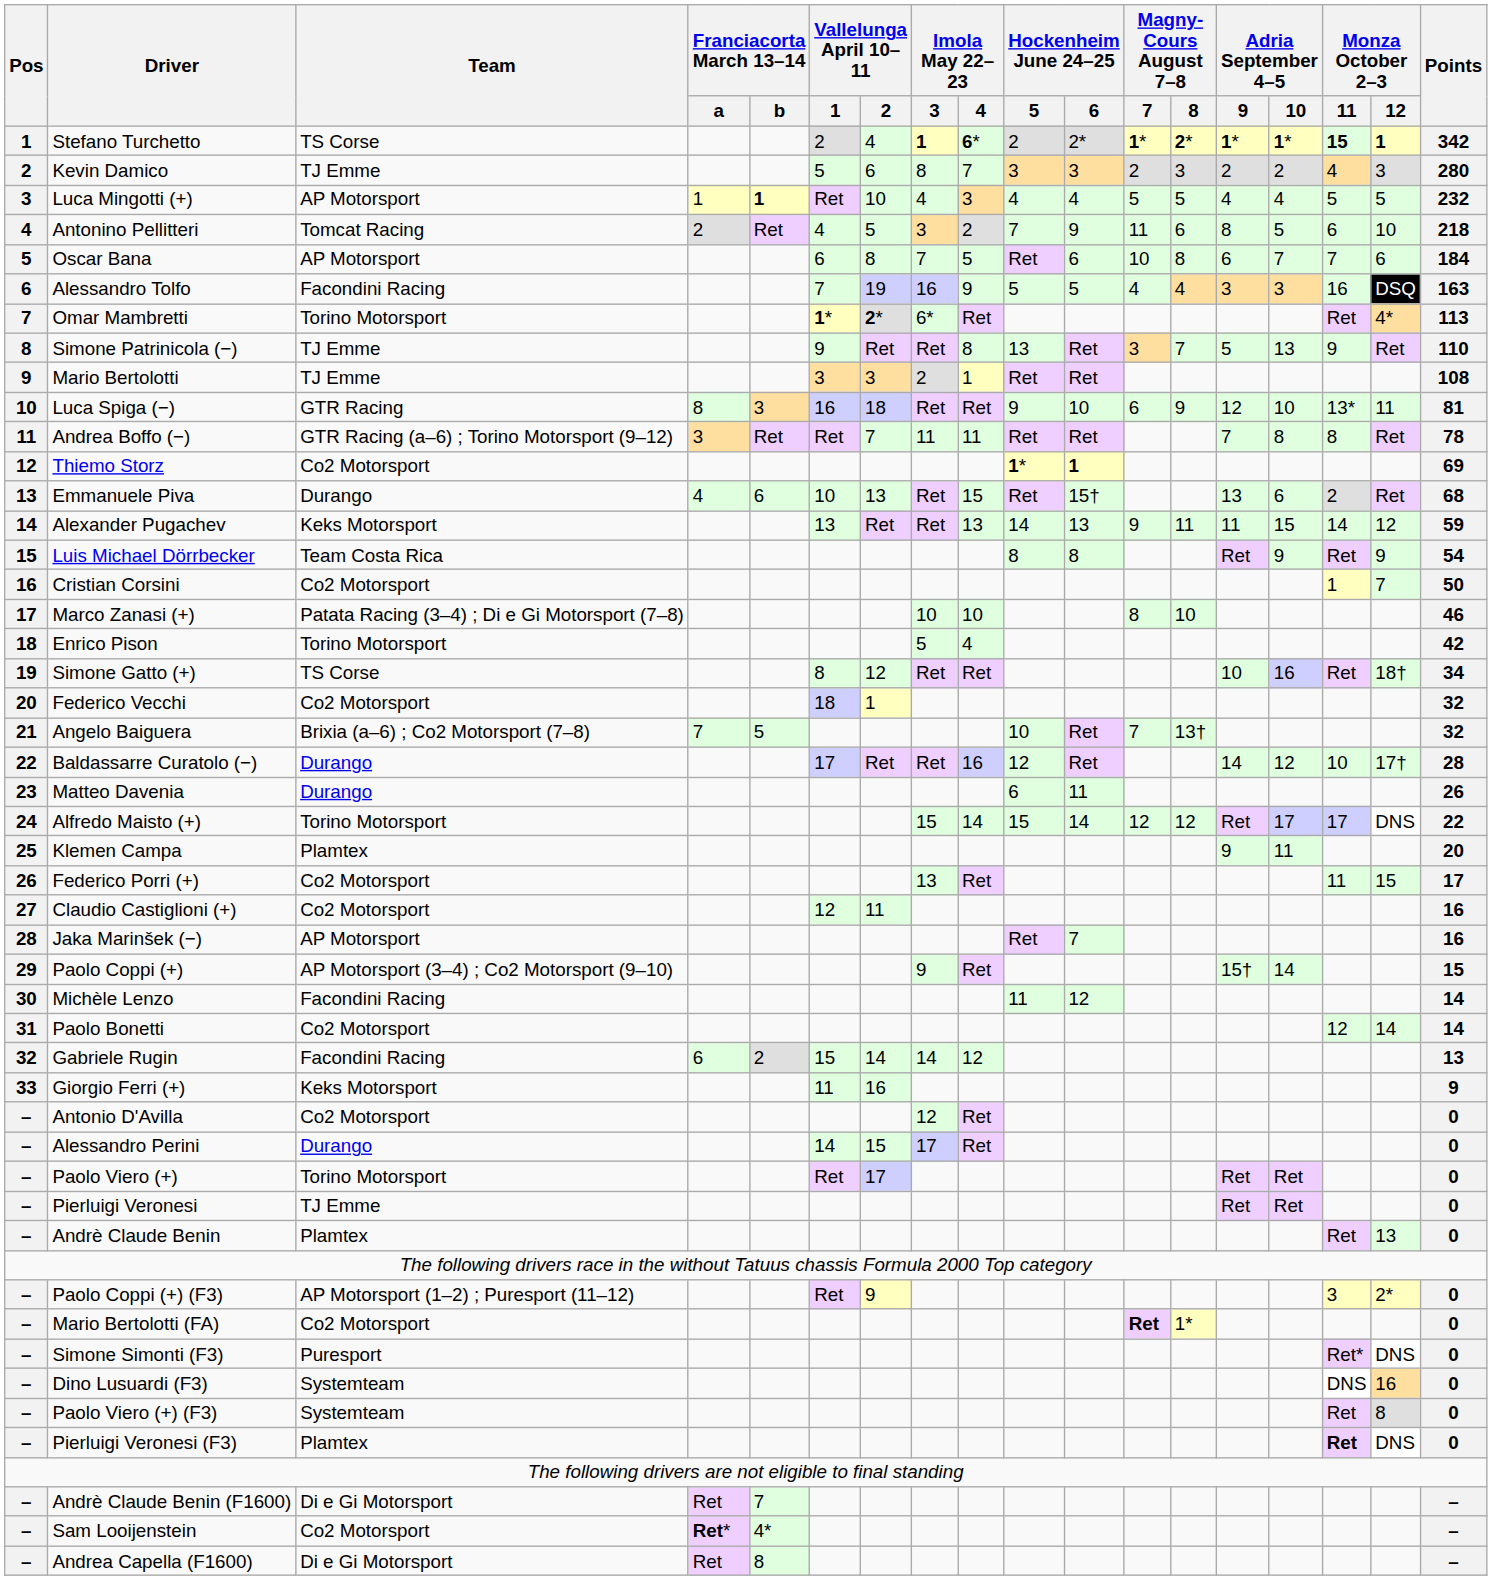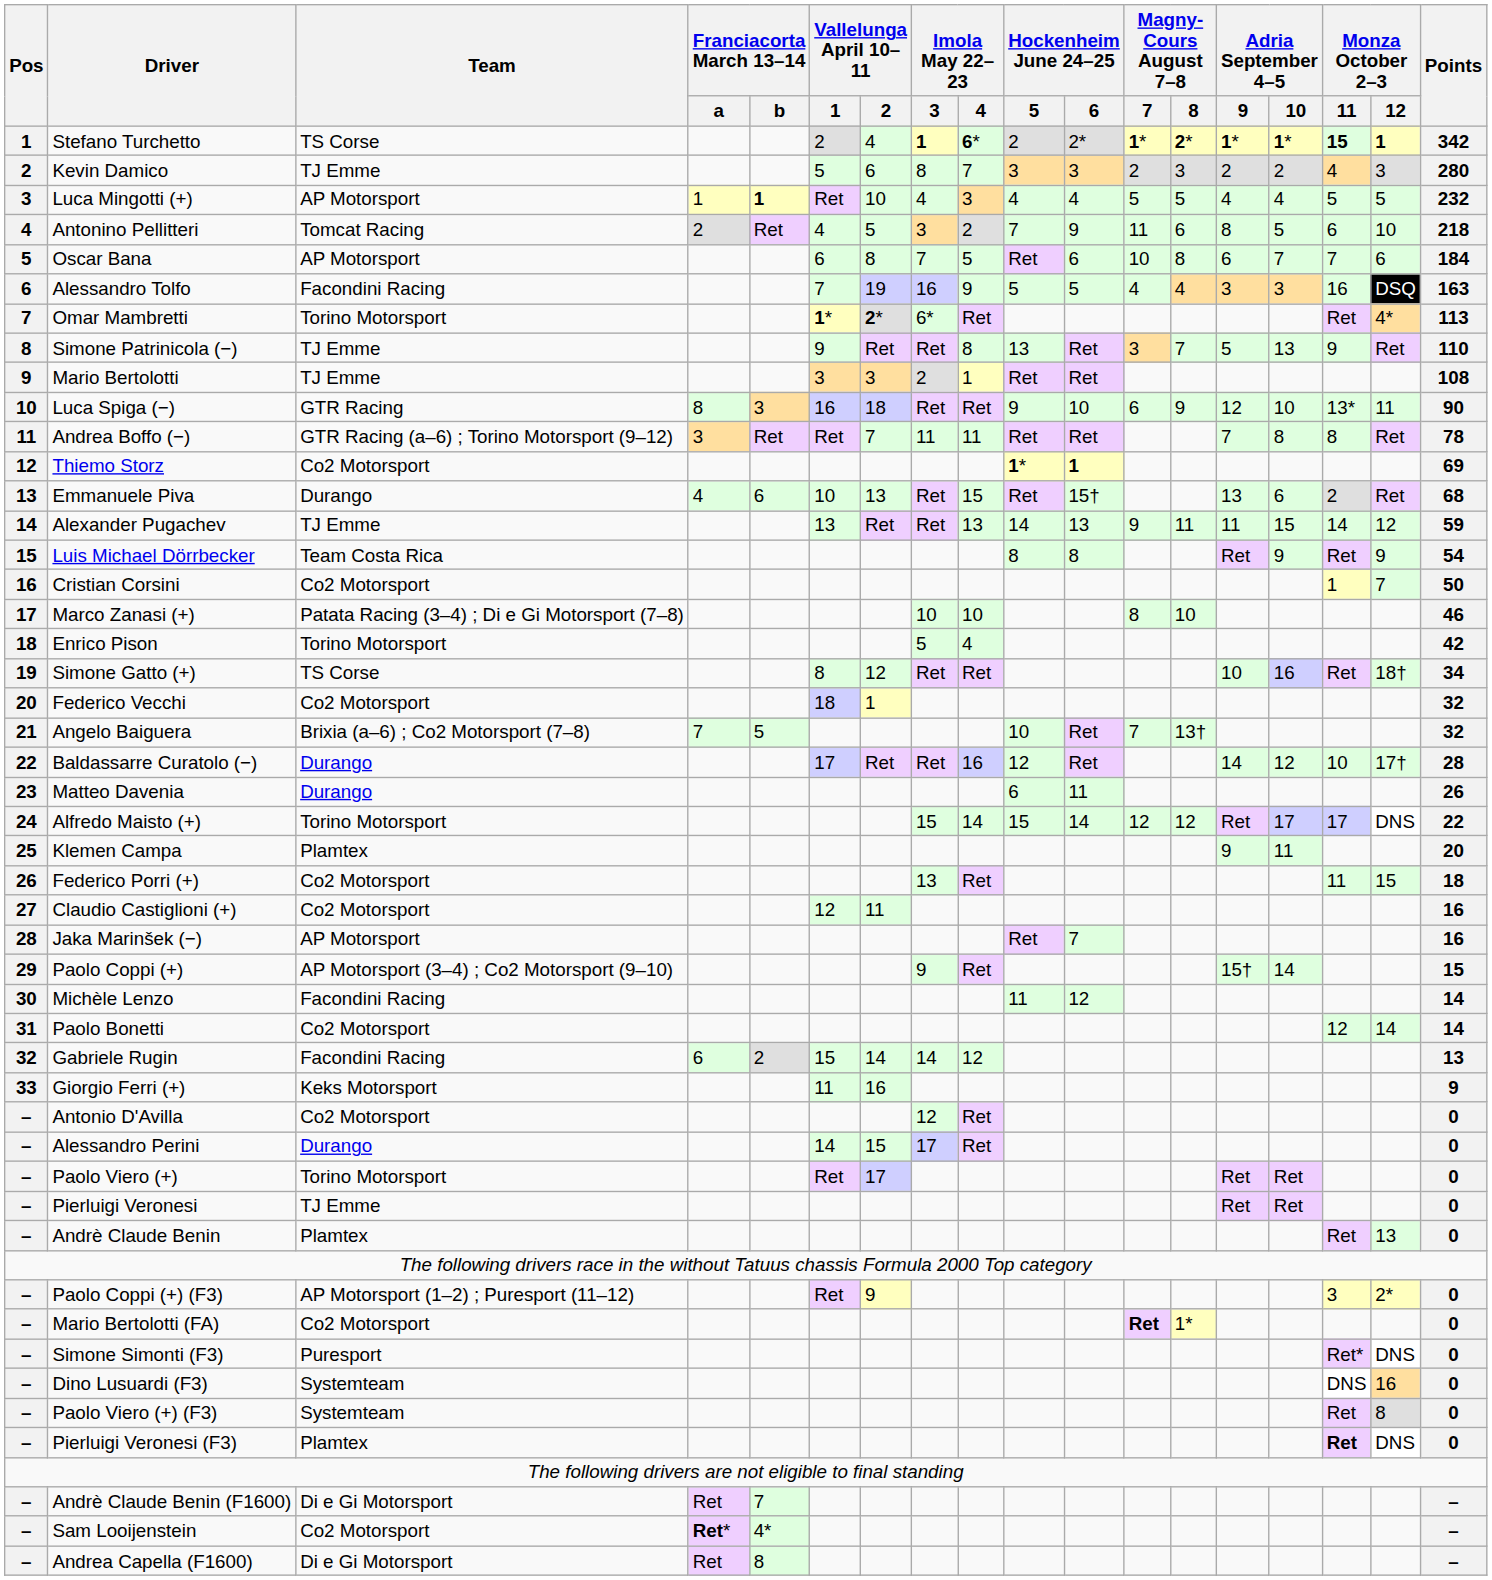(1453, 407) 81 -> (1453, 407) 90
(368, 525) Keks Motorsport -> (340, 525) TJ Emme
(1453, 880) 17 -> (1453, 880) 18
